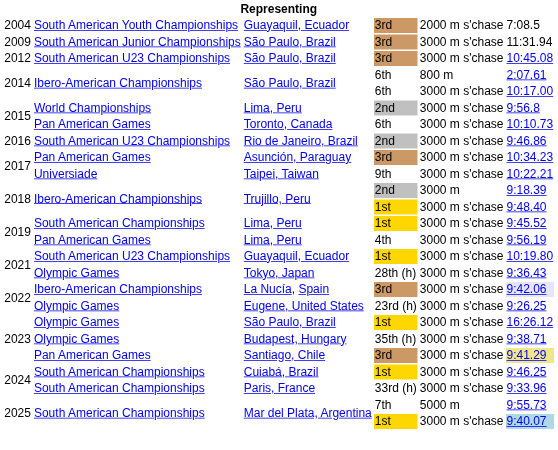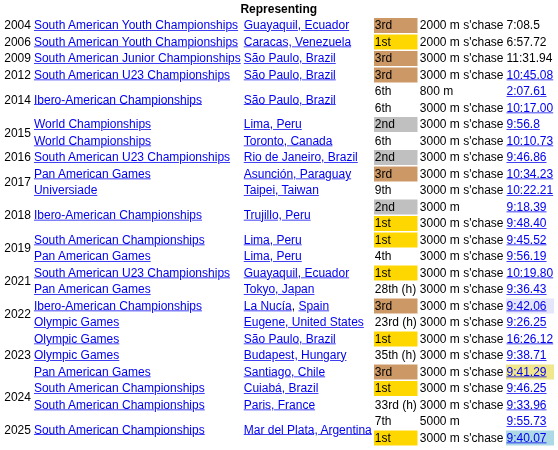+ row: (297, 42)
(92, 124) Pan American Games -> (93, 141) World Championships
(77, 273) Olympic Games -> (92, 289) Pan American Games
